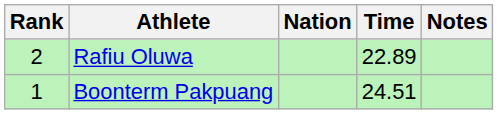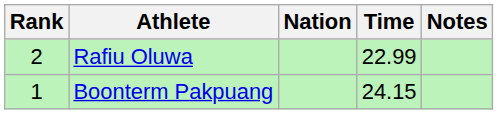(389, 56) 22.89 -> (389, 56) 22.99
(389, 91) 24.51 -> (389, 91) 24.15
